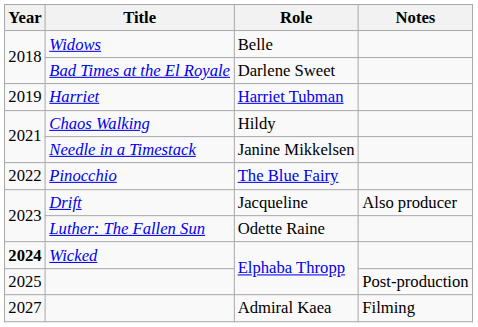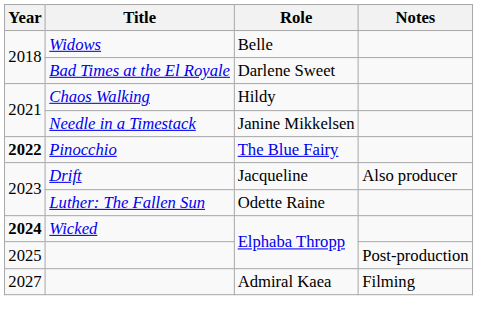- row: (74, 96)
(25, 176) normal -> (25, 149) bold
